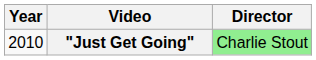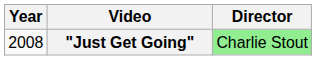(26, 42) 2010 -> (26, 42) 2008
